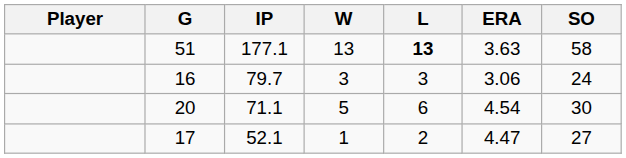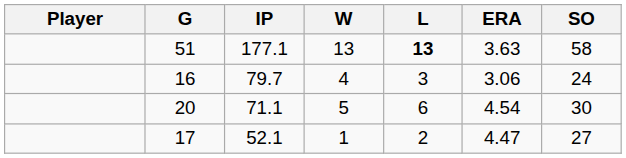(344, 78) 3 -> (344, 78) 4
